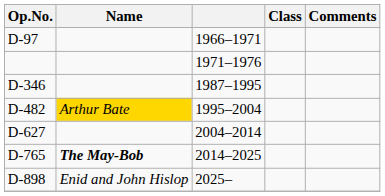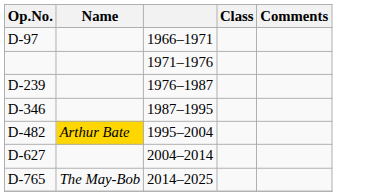+ row: (27, 86)
(102, 156) bold -> (100, 179) normal
- row: (27, 179)
